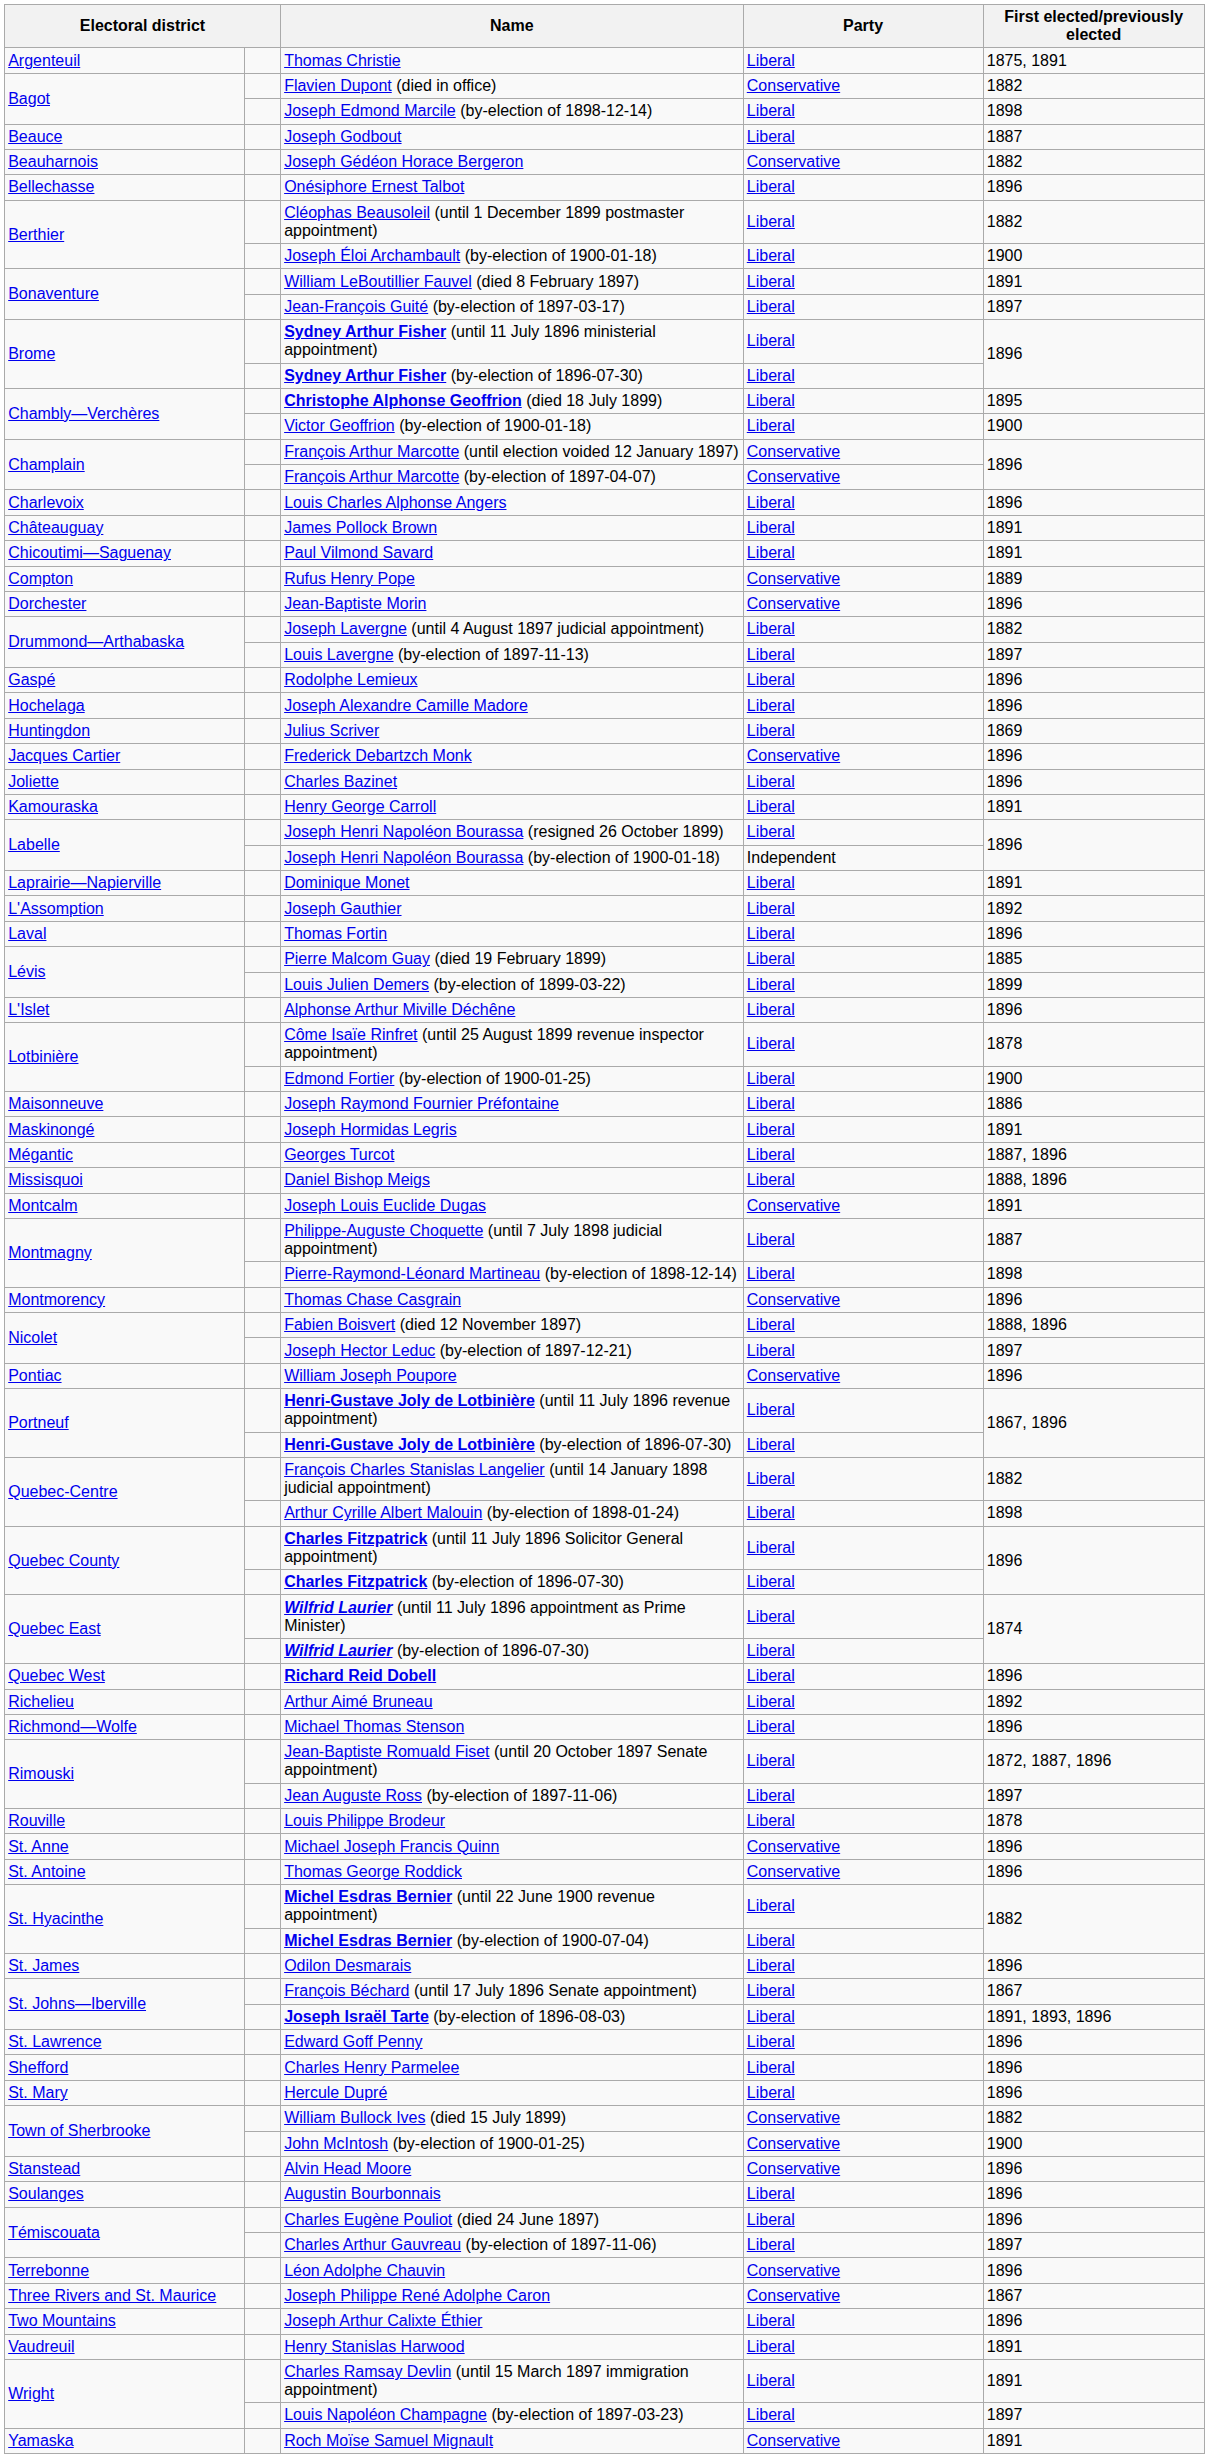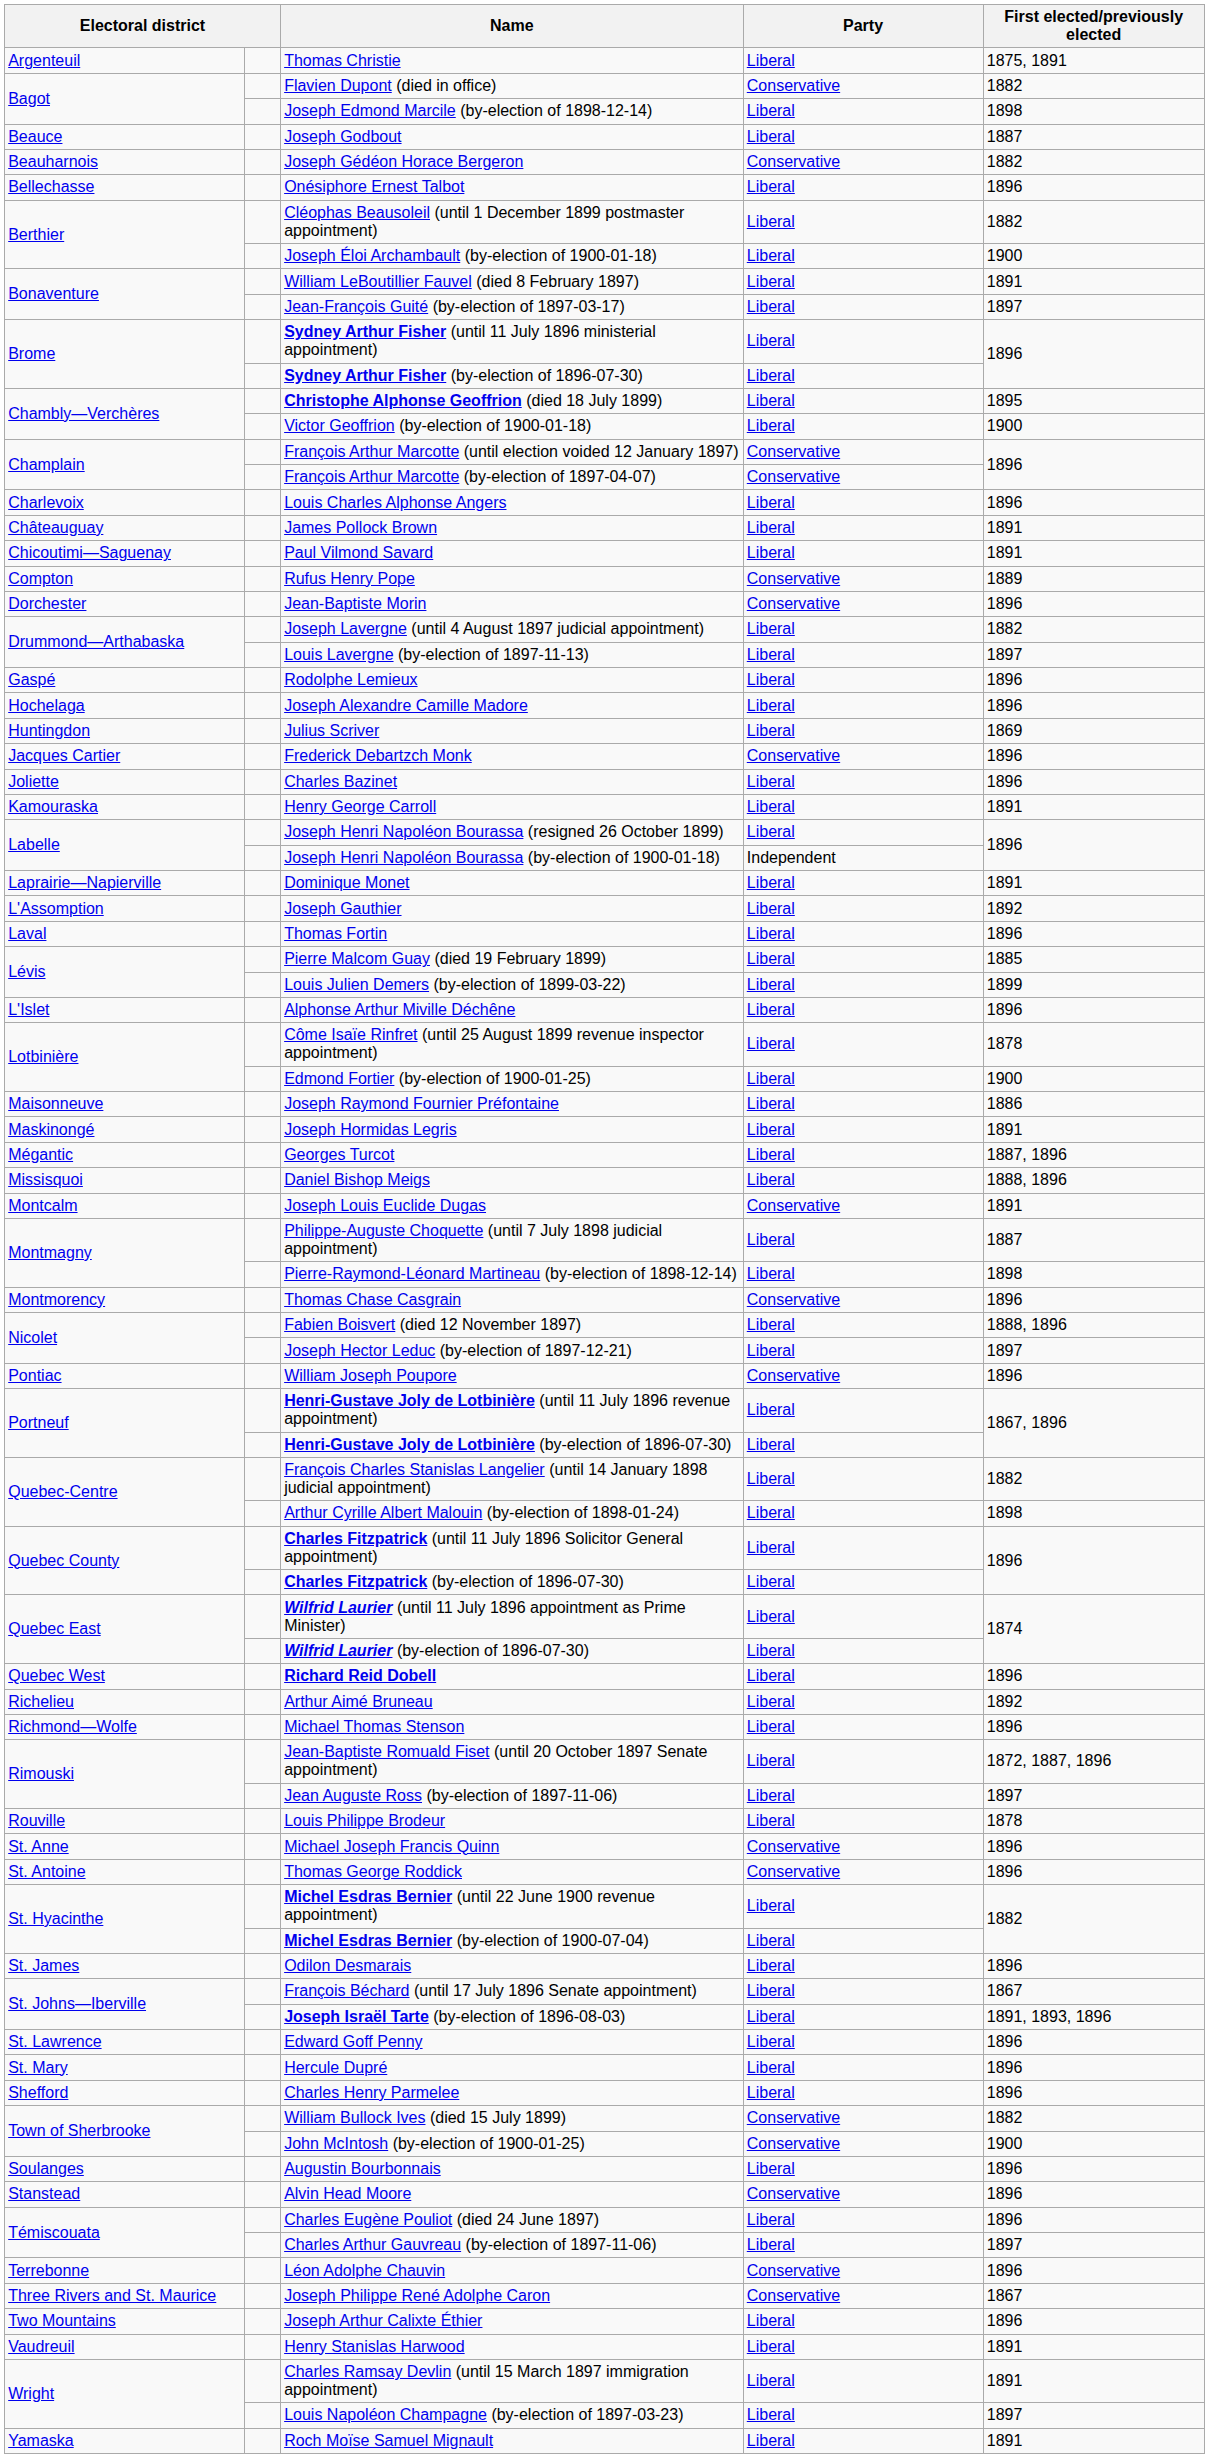rows swapped: (336, 2092) <-> (372, 2067)
rows swapped: (362, 2194) <-> (348, 2169)
(793, 2440) Conservative -> (771, 2440) Liberal
